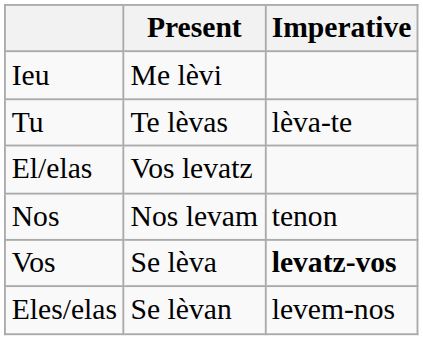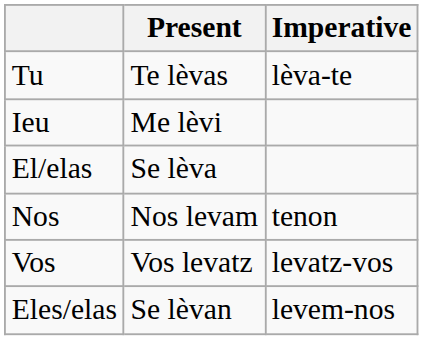rows swapped: (31, 74) <-> (28, 121)
(192, 168) Vos levatz -> (174, 168) Se lèva
(174, 262) Se lèva -> (192, 262) Vos levatz
(334, 262) bold -> (332, 262) normal
